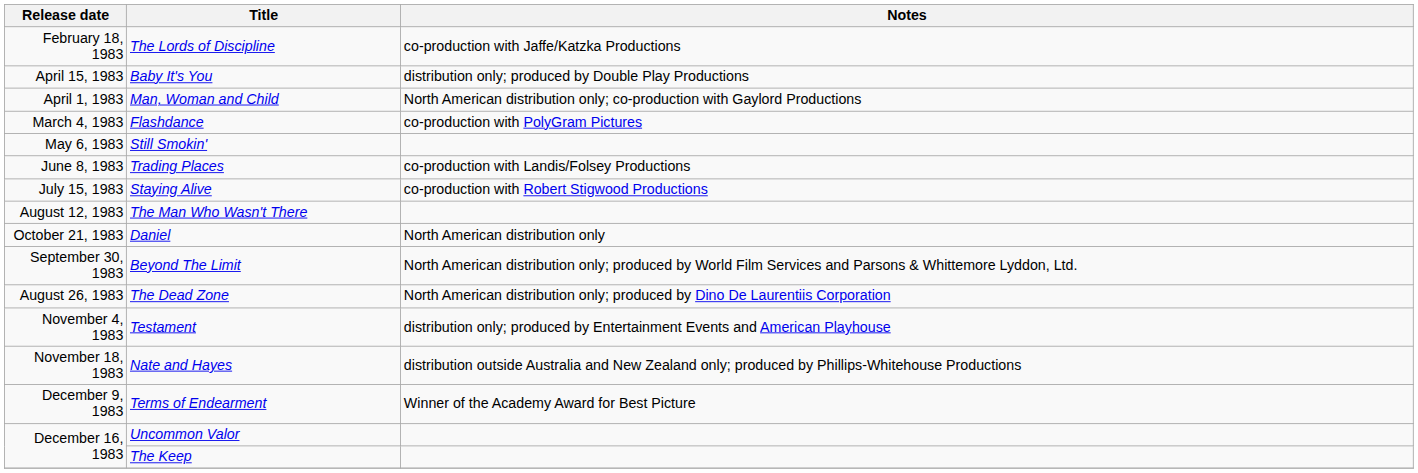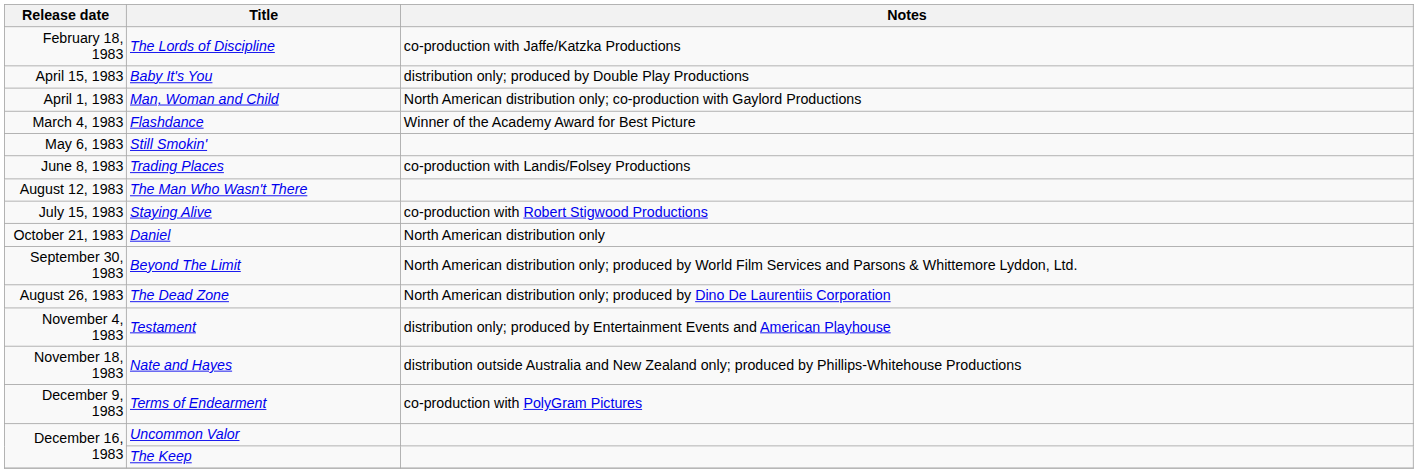(523, 122) co-production with PolyGram Pictures -> (550, 122) Winner of the Academy Award for Best Picture
rows swapped: (171, 189) <-> (219, 212)
(550, 404) Winner of the Academy Award for Best Picture -> (523, 404) co-production with PolyGram Pictures
